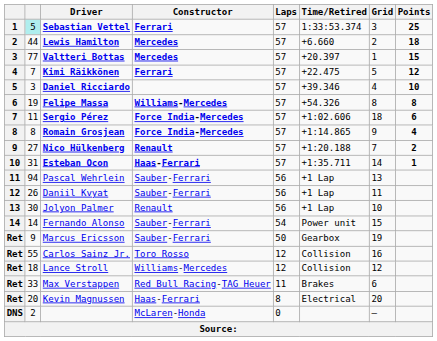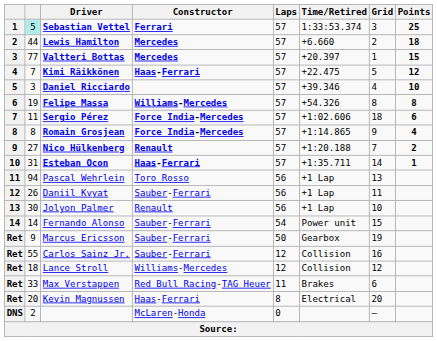(154, 72) Ferrari -> (167, 72) Haas-Ferrari
(173, 178) Sauber-Ferrari -> (162, 178) Toro Rosso
(162, 253) Toro Rosso -> (173, 253) Sauber-Ferrari
